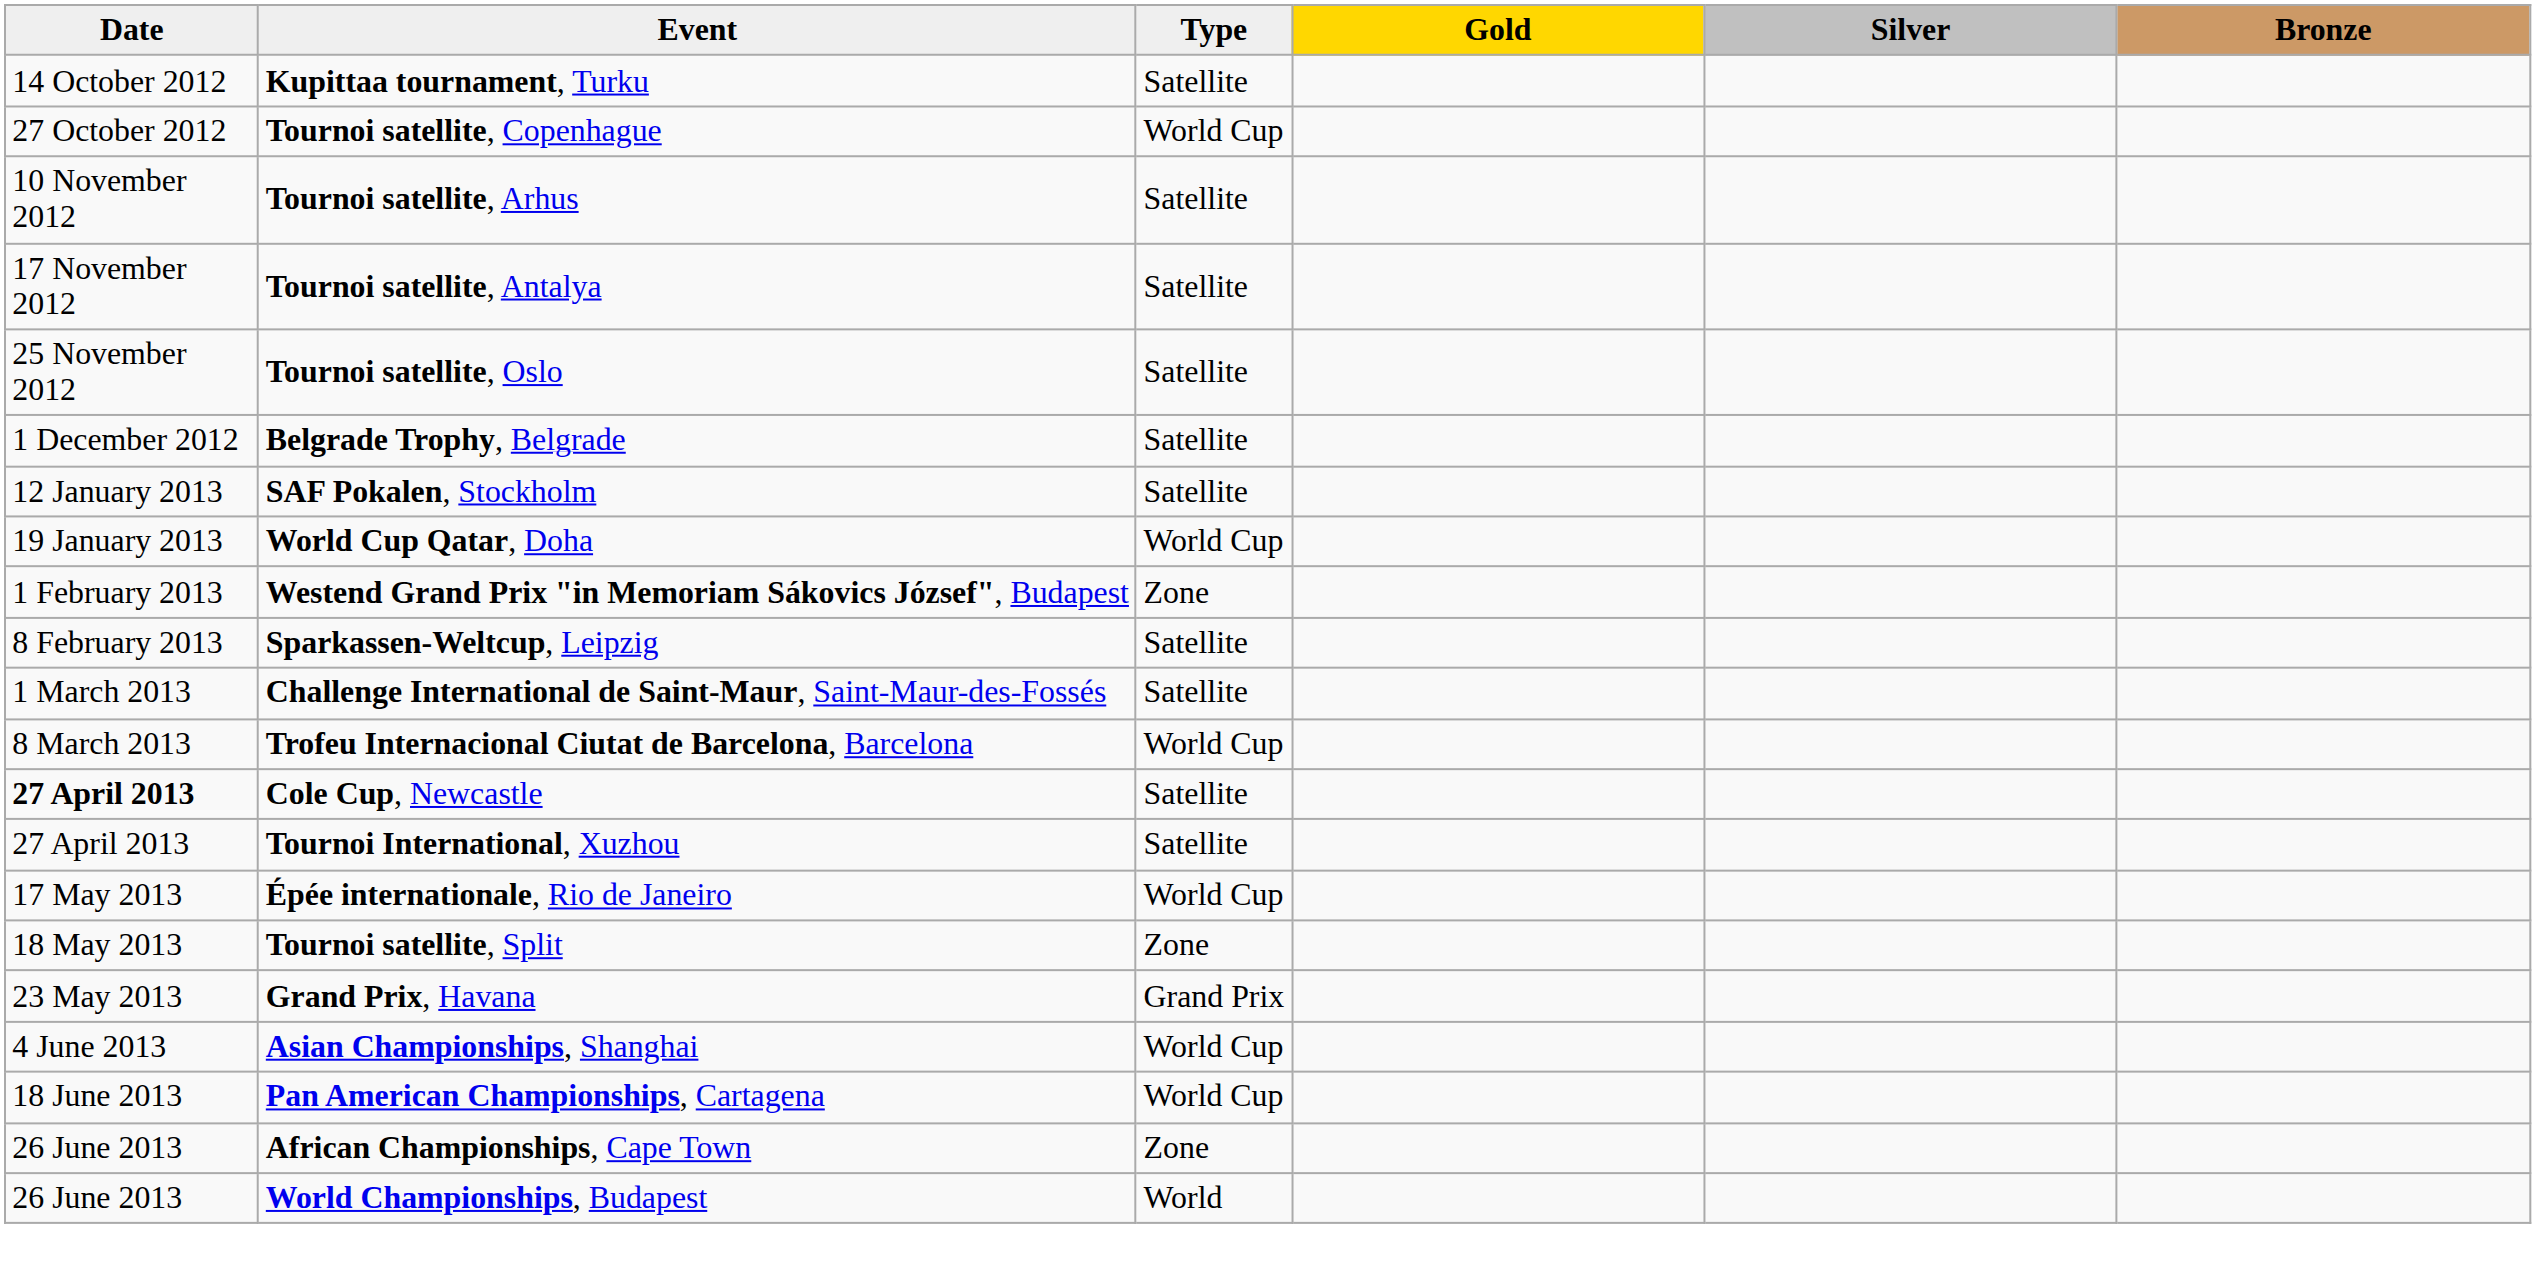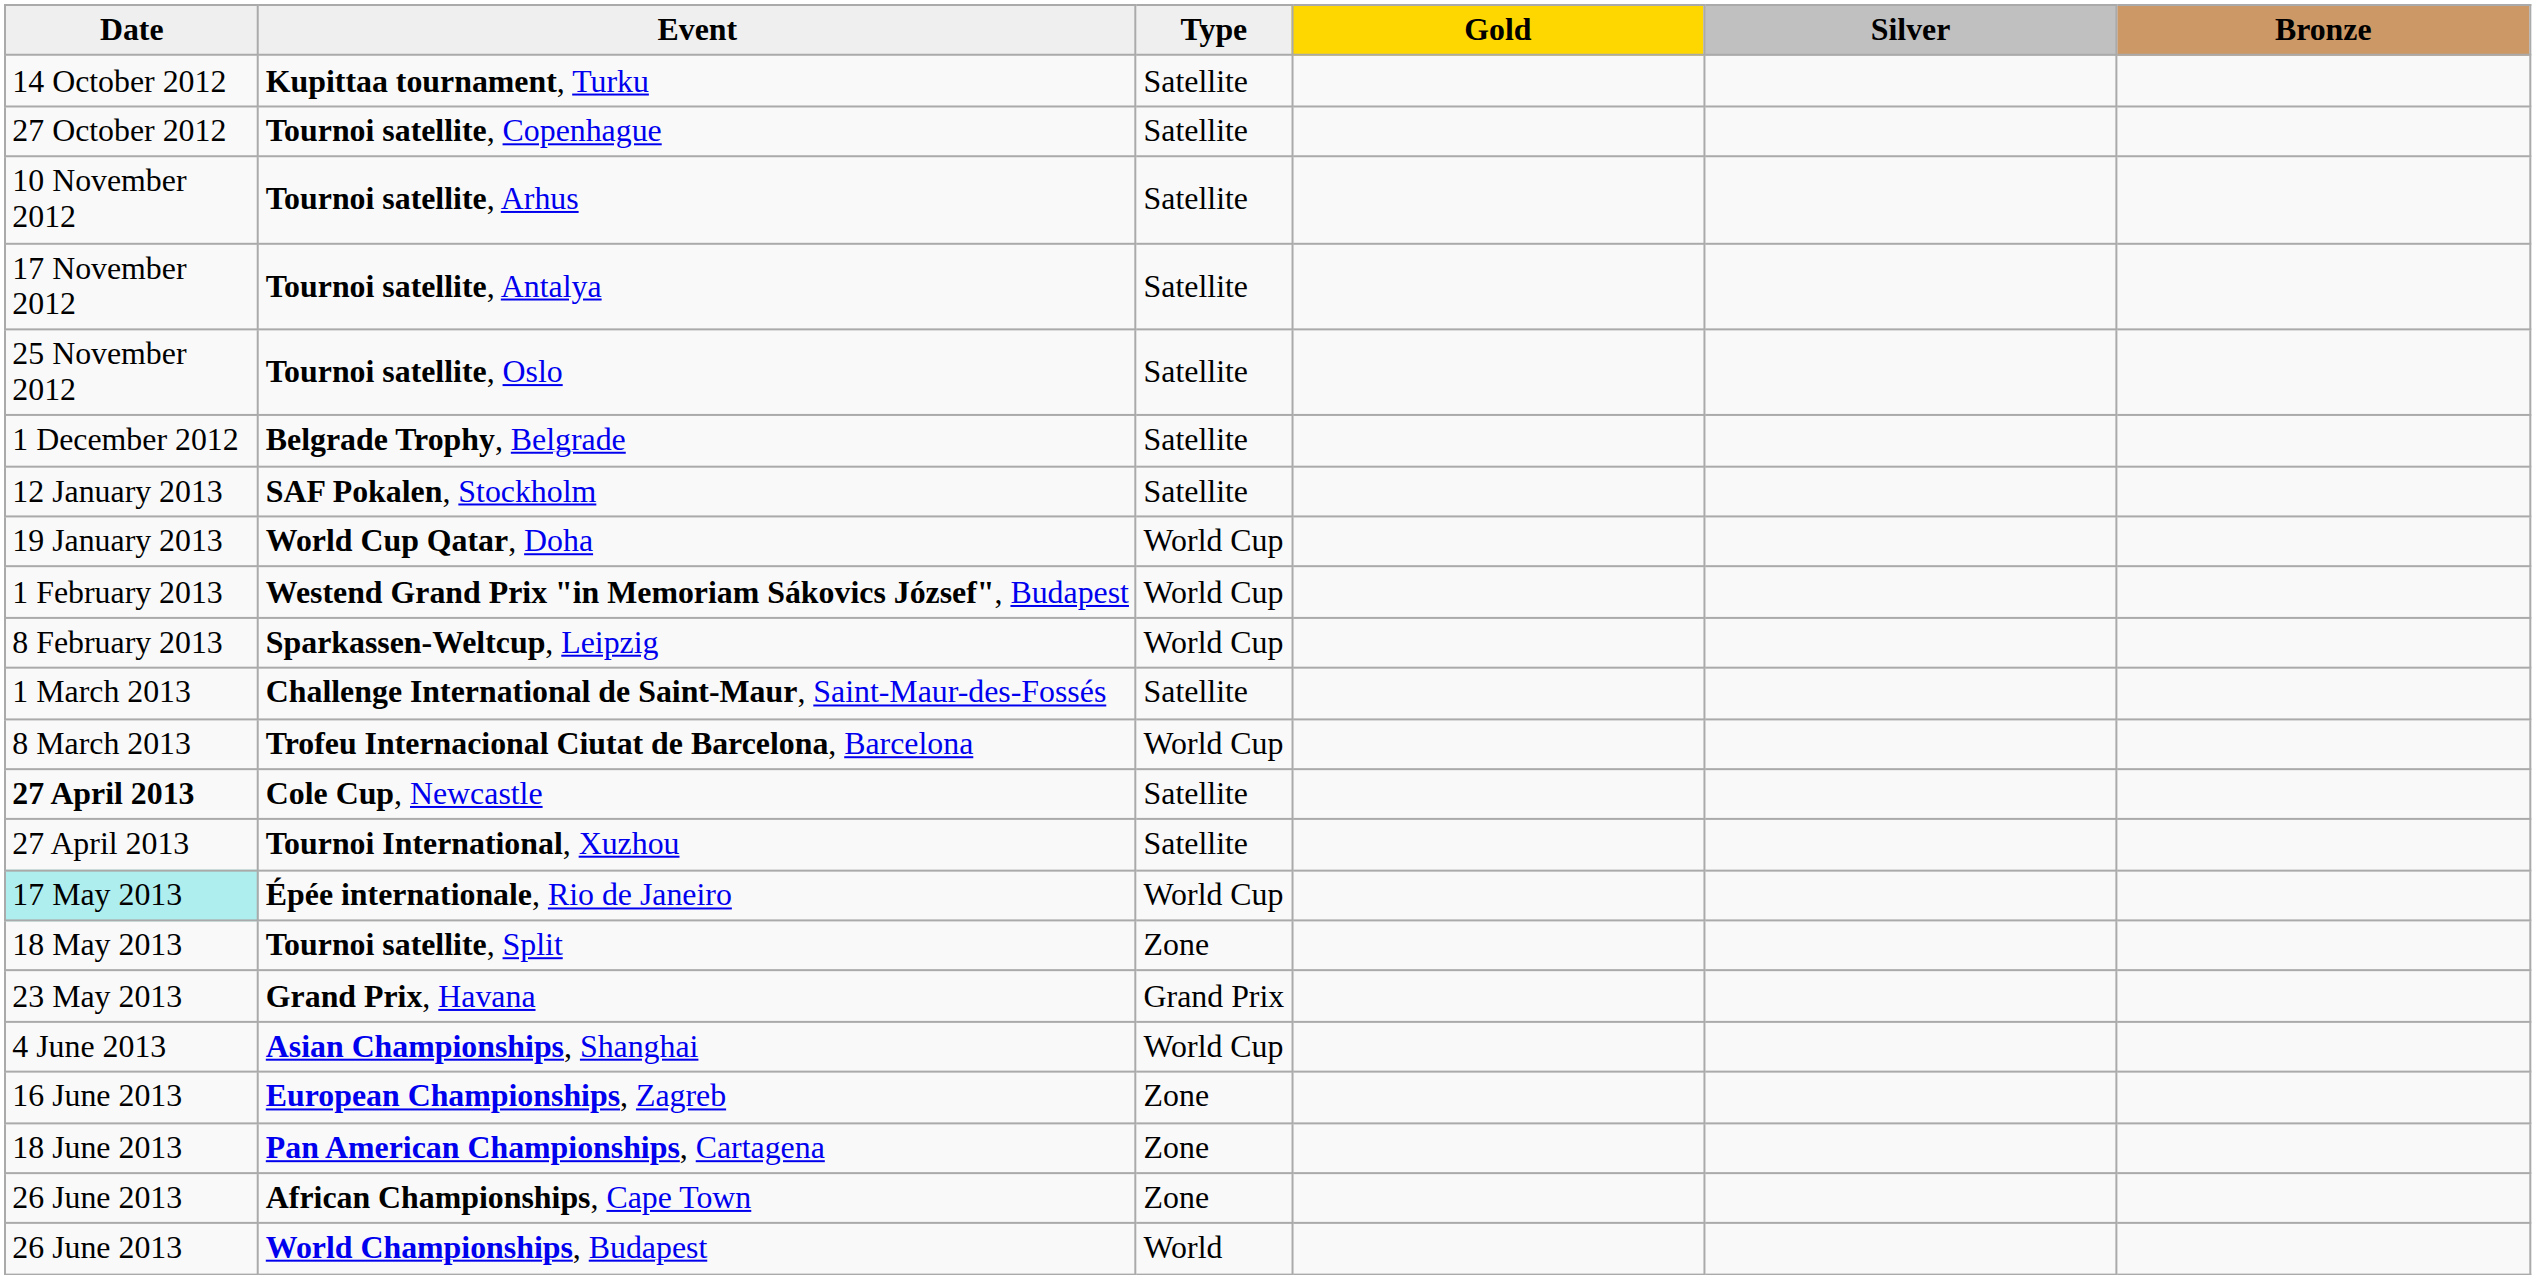(1214, 130) World Cup -> (1196, 130) Satellite
(1176, 591) Zone -> (1214, 591) World Cup
(1196, 642) Satellite -> (1214, 642) World Cup
(97, 894) no background -> (97, 894) paleturquoise background
+ row: (496, 1096)
(1214, 1096) World Cup -> (1176, 1147) Zone
